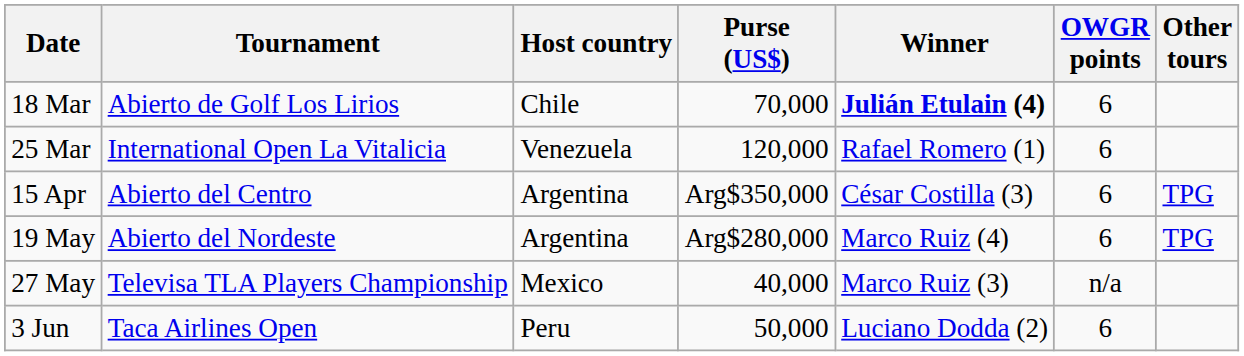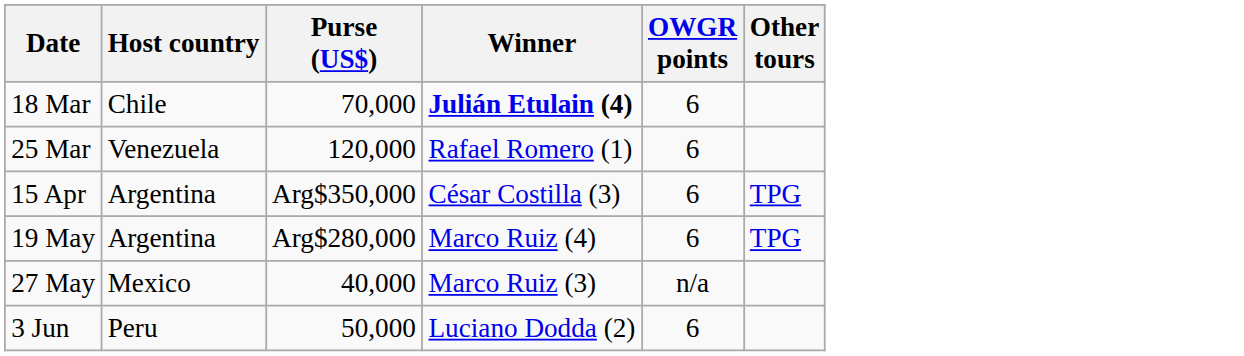- column: (308, 43)
